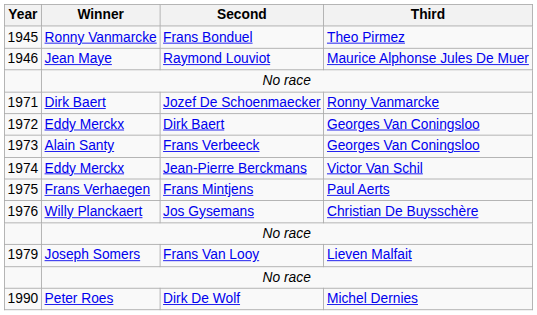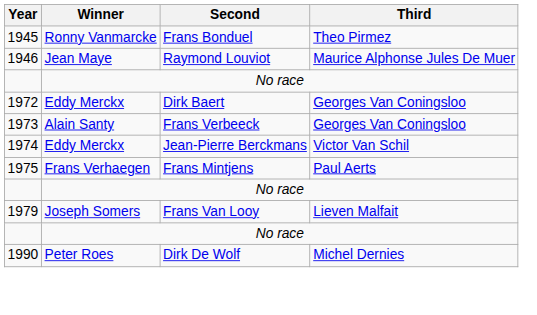- row: (23, 102)
- row: (23, 211)
